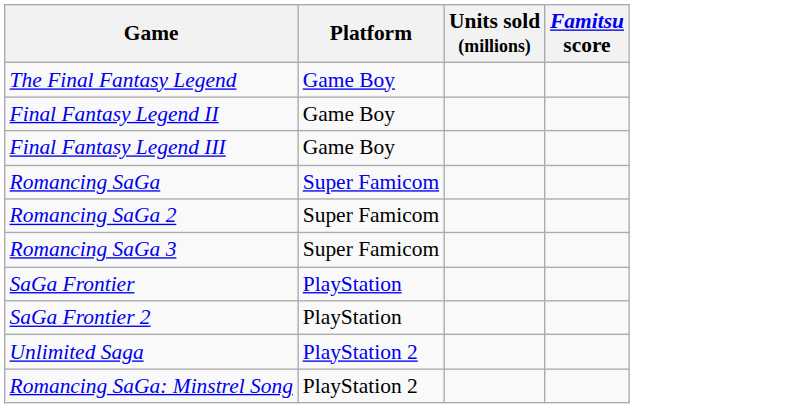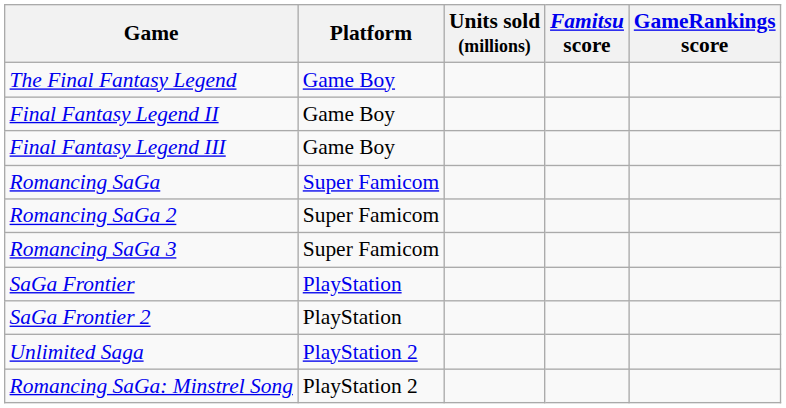+ column: (705, 33)
